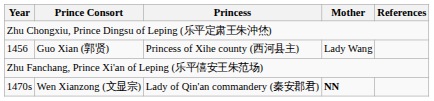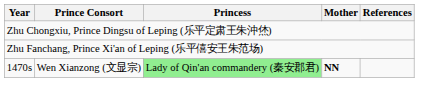- row: (17, 49)
(232, 86) no background -> (232, 67) lightgreen background
